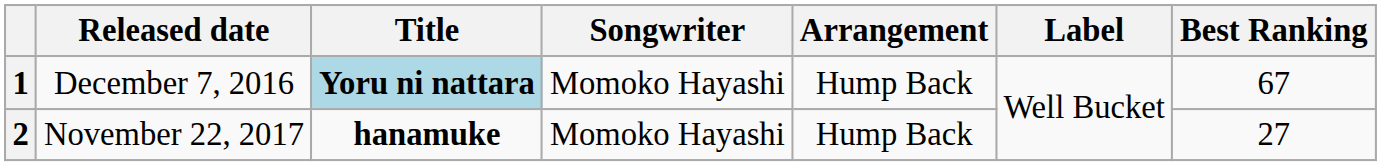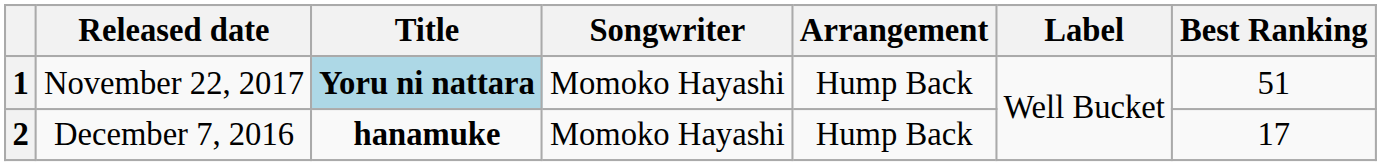(174, 82) December 7, 2016 -> (174, 82) November 22, 2017
(1274, 82) 67 -> (1274, 82) 51
(174, 133) November 22, 2017 -> (174, 133) December 7, 2016
(1274, 133) 27 -> (1274, 133) 17
